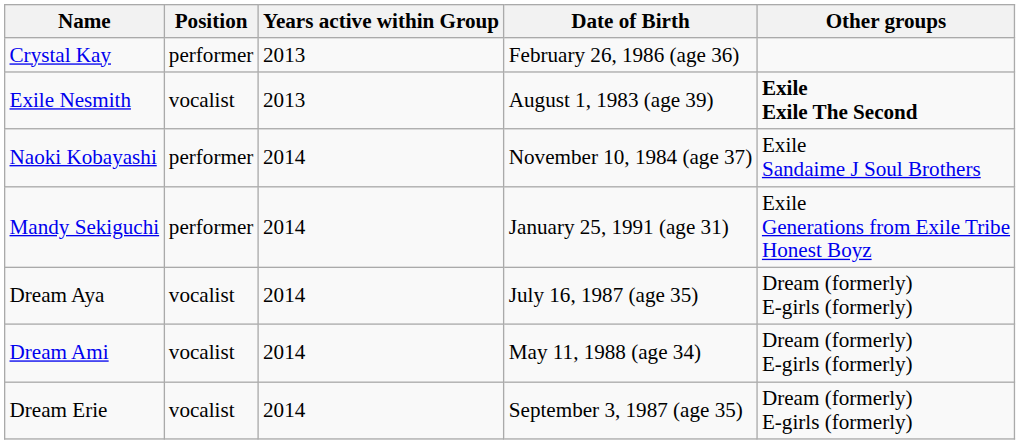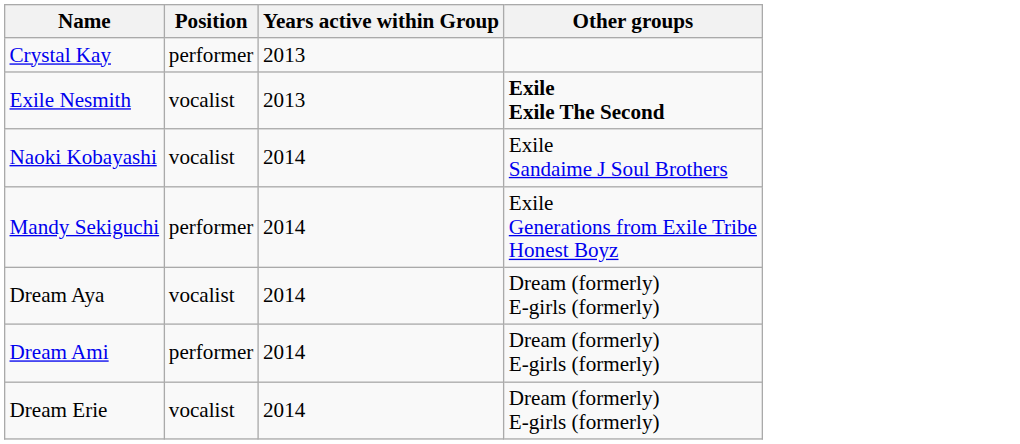- column: (630, 21)
(211, 157) performer -> (202, 157) vocalist
(202, 352) vocalist -> (211, 352) performer
